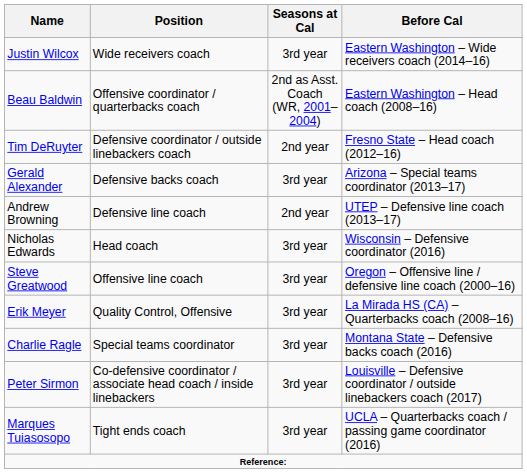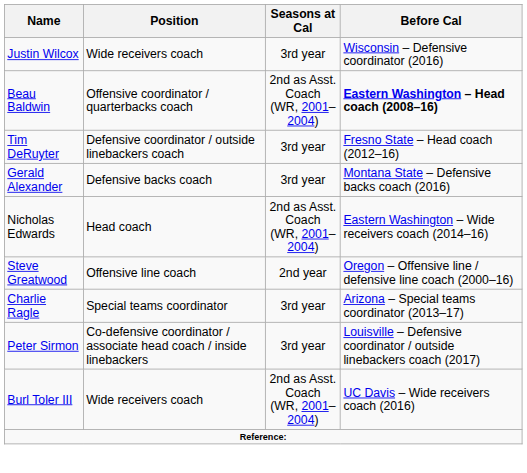(421, 54) Eastern Washington – Wide receivers coach (2014–16) -> (405, 54) Wisconsin – Defensive coordinator (2016)
(421, 101) normal -> (424, 101) bold
(305, 147) 2nd year -> (303, 147) 3rd year
(411, 180) Arizona – Special teams coordinator (2013–17) -> (417, 180) Montana State – Defensive backs coach (2016)
- row: (33, 213)
(305, 246) 3rd year -> (303, 227) 2nd as Asst. Coach (WR, 2001–2004)
(407, 246) Wisconsin – Defensive coordinator (2016) -> (419, 227) Eastern Washington – Wide receivers coach (2014–16)
(305, 279) 3rd year -> (303, 273) 2nd year
- row: (37, 312)
(419, 345) Montana State – Defensive backs coach (2016) -> (409, 306) Arizona – Special teams coordinator (2013–17)
+ row: (40, 399)
- row: (39, 431)
